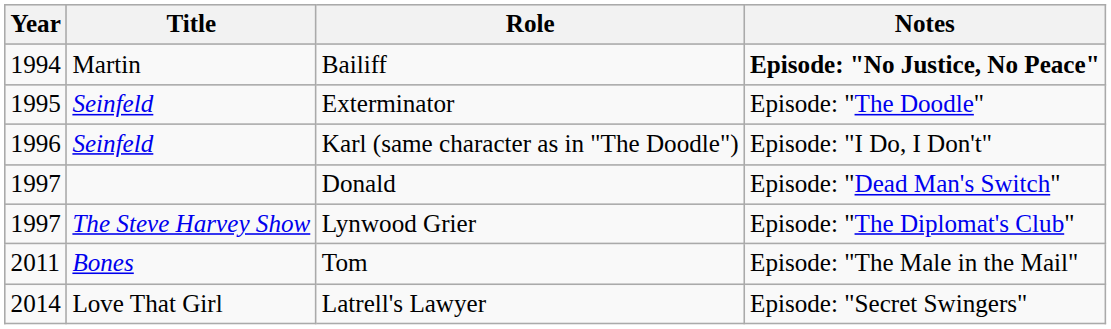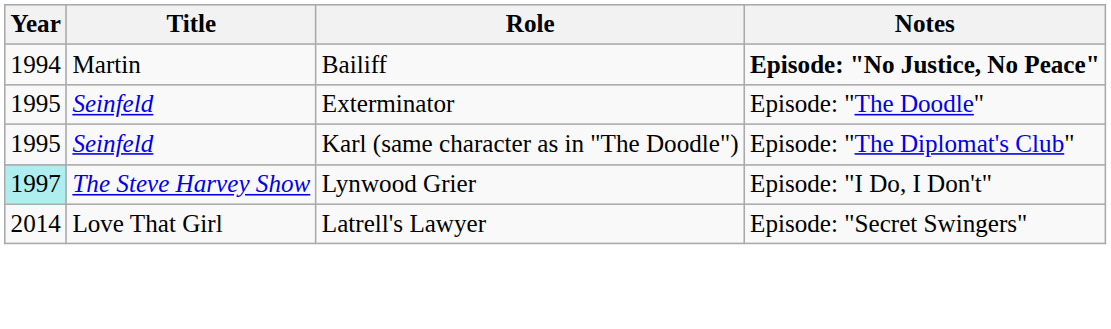(36, 143) 1996 -> (36, 143) 1995
(871, 143) Episode: "I Do, I Don't" -> (912, 143) Episode: "The Diplomat's Club"
- row: (359, 183)
(36, 223) no background -> (36, 183) paleturquoise background
(912, 223) Episode: "The Diplomat's Club" -> (871, 183) Episode: "I Do, I Don't"
- row: (345, 263)
